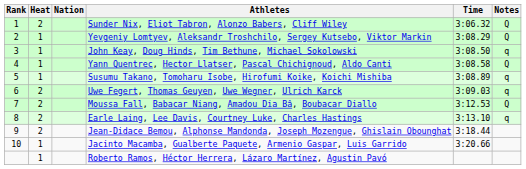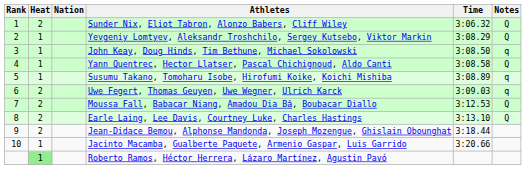(507, 118) q -> (507, 118) Q
(40, 158) no background -> (40, 158) lightgreen background
